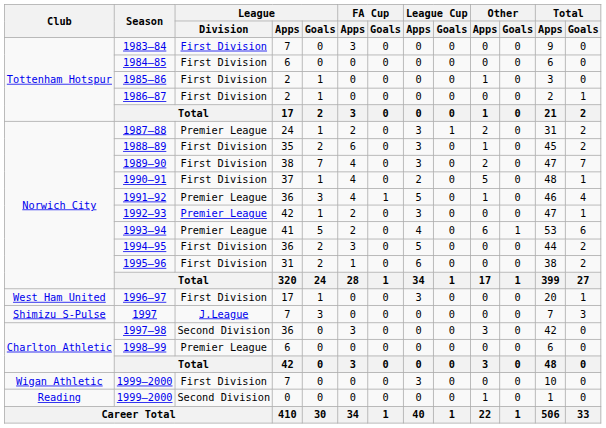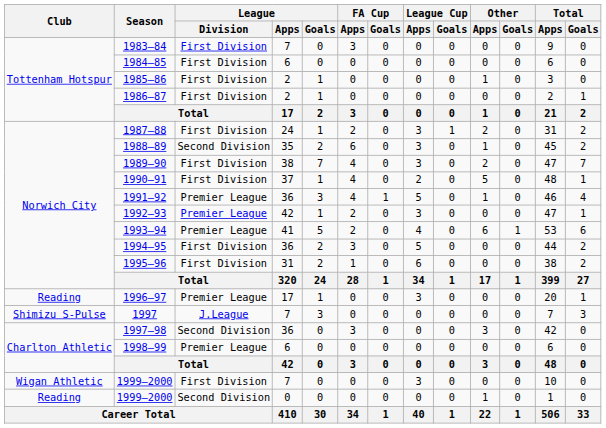(224, 130) Premier League -> (224, 130) First Division
(224, 147) First Division -> (224, 147) Second Division
(59, 297) West Ham United -> (59, 297) Reading
(224, 297) First Division -> (224, 297) Premier League
